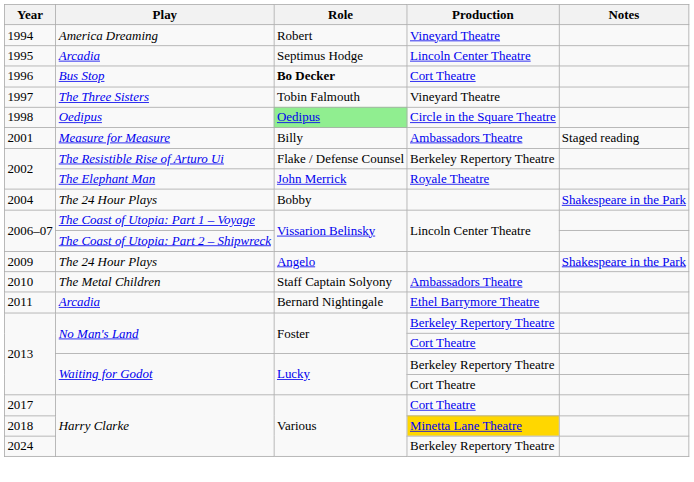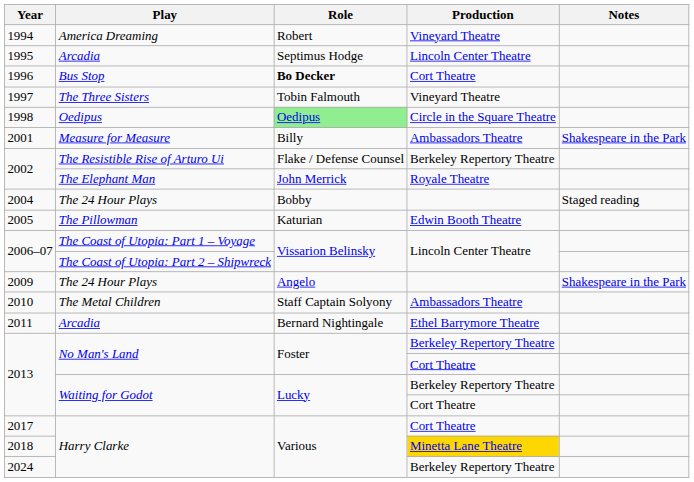(601, 138) Staged reading -> (624, 138) Shakespeare in the Park
(624, 199) Shakespeare in the Park -> (601, 199) Staged reading
+ row: (20, 220)
